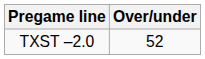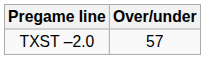(155, 41) 52 -> (155, 41) 57
